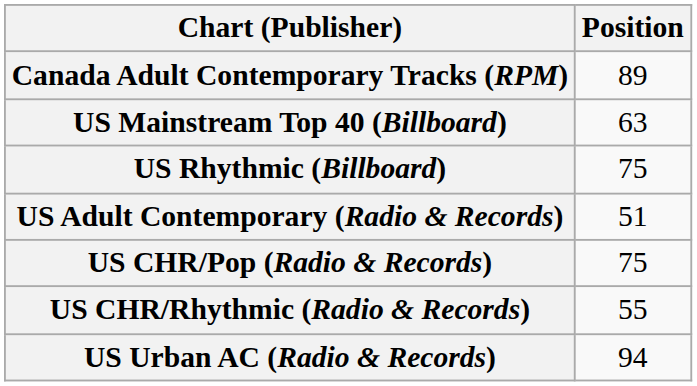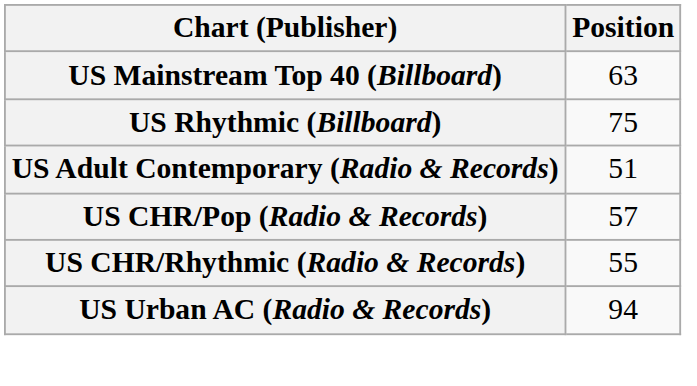- row: (290, 74)
(633, 262) 75 -> (623, 215) 57
